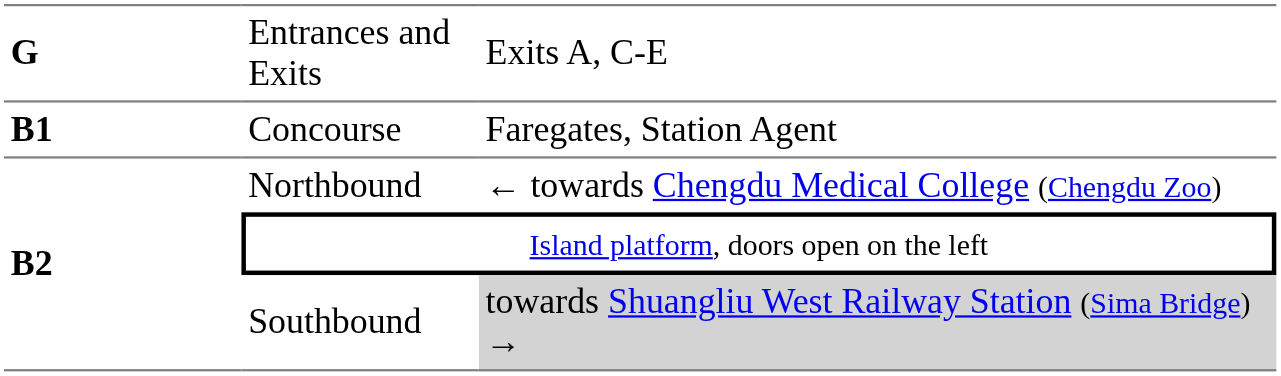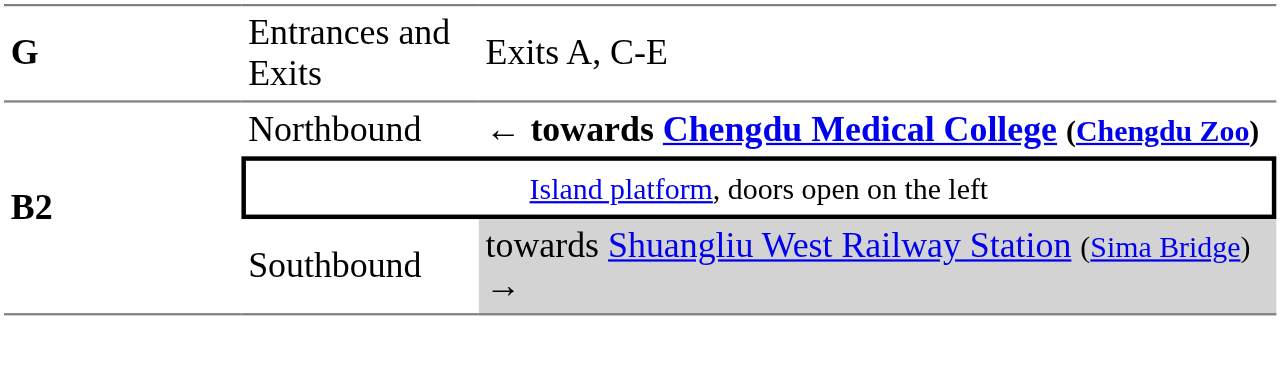- row: (325, 128)
(853, 184) normal -> (872, 128) bold
